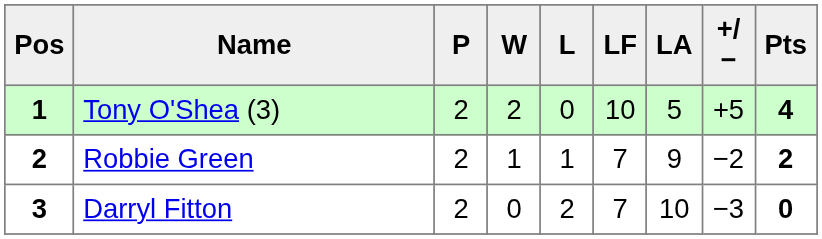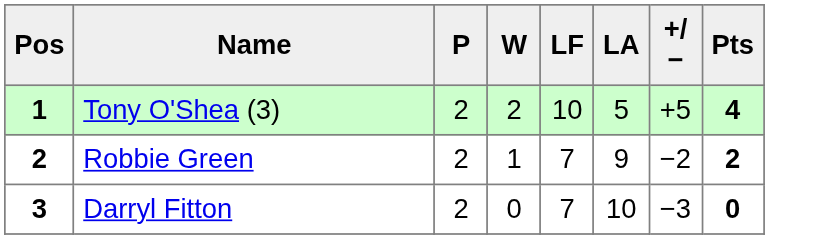- column: (567, 44)
